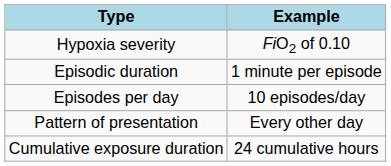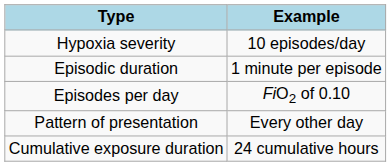(306, 45) FiO2 of 0.10 -> (306, 43) 10 episodes/day
(306, 97) 10 episodes/day -> (306, 96) FiO2 of 0.10
